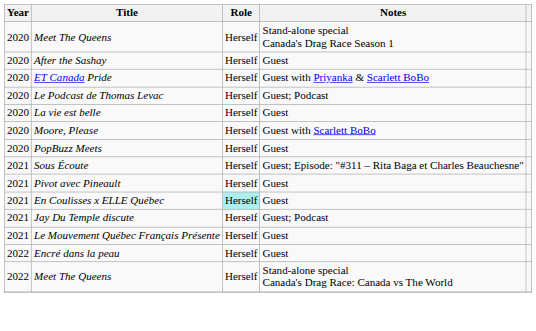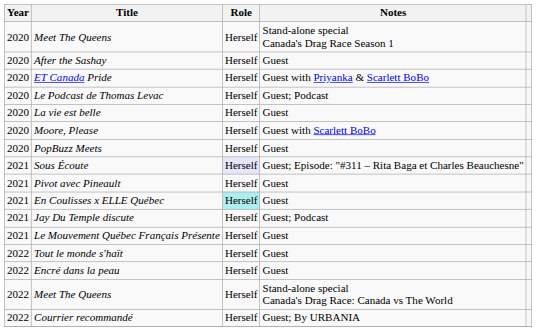(241, 165) no background -> (241, 165) lavender background
+ row: (78, 253)
+ row: (83, 318)
